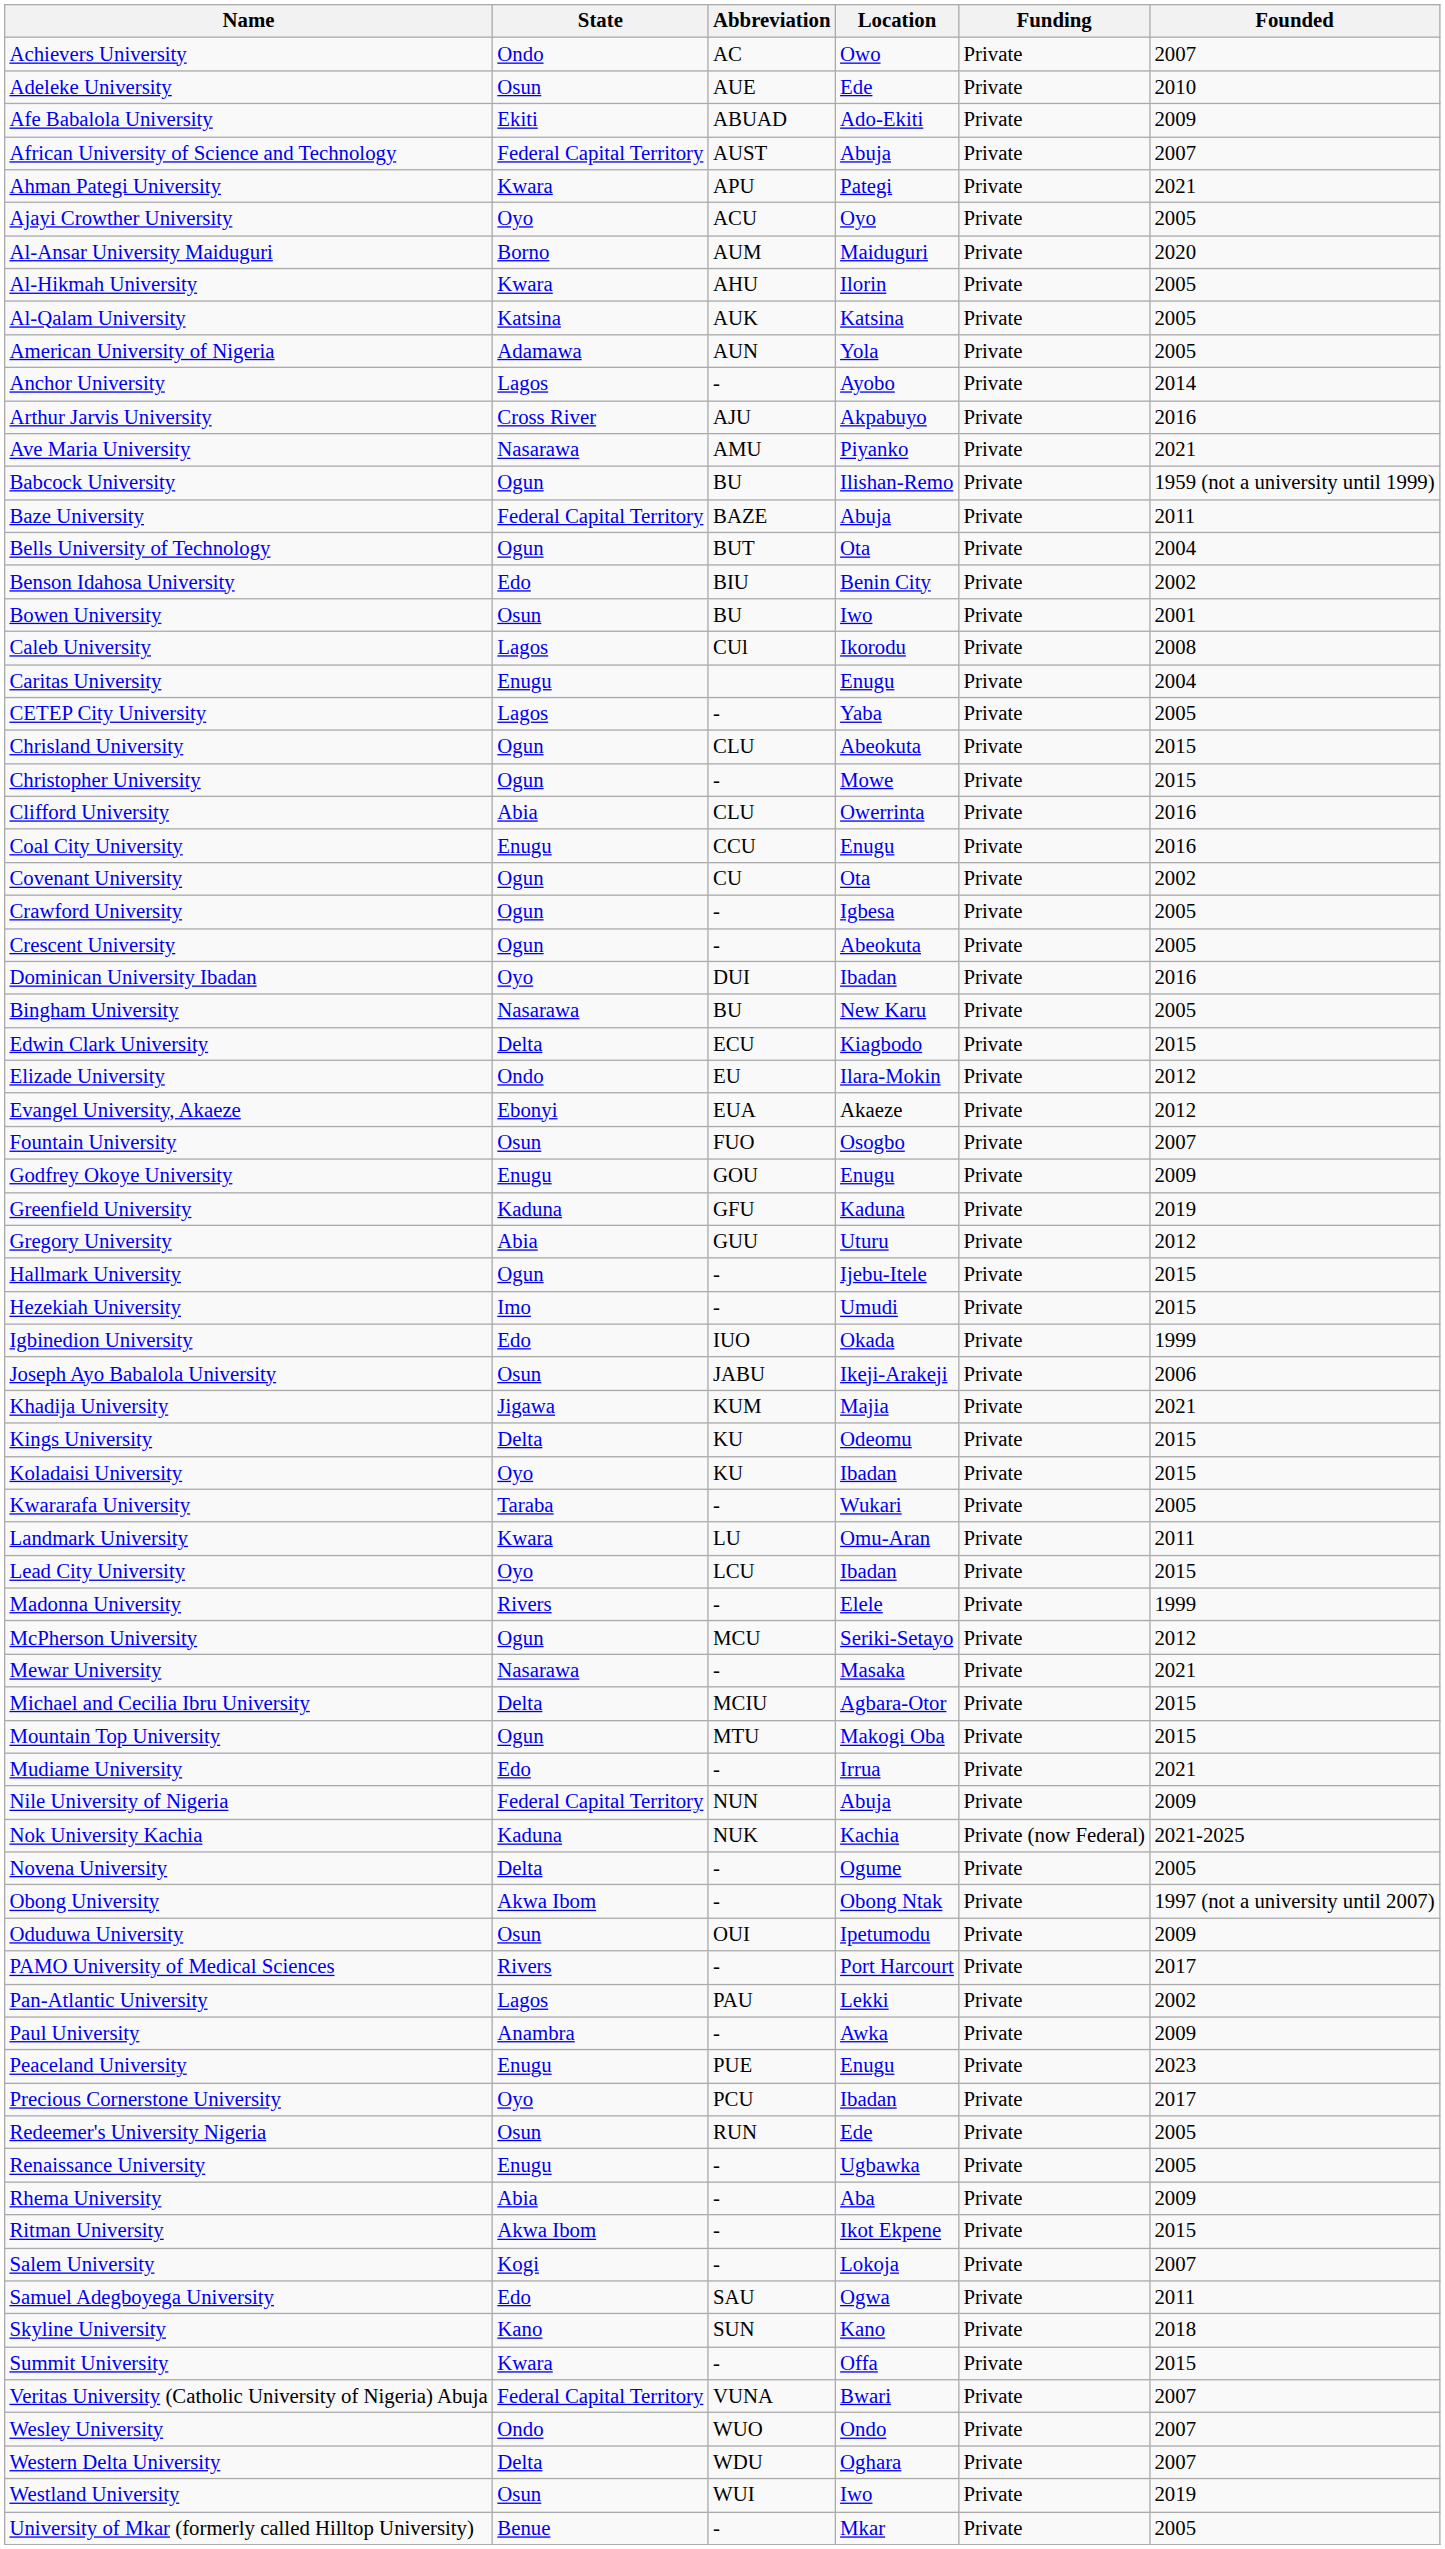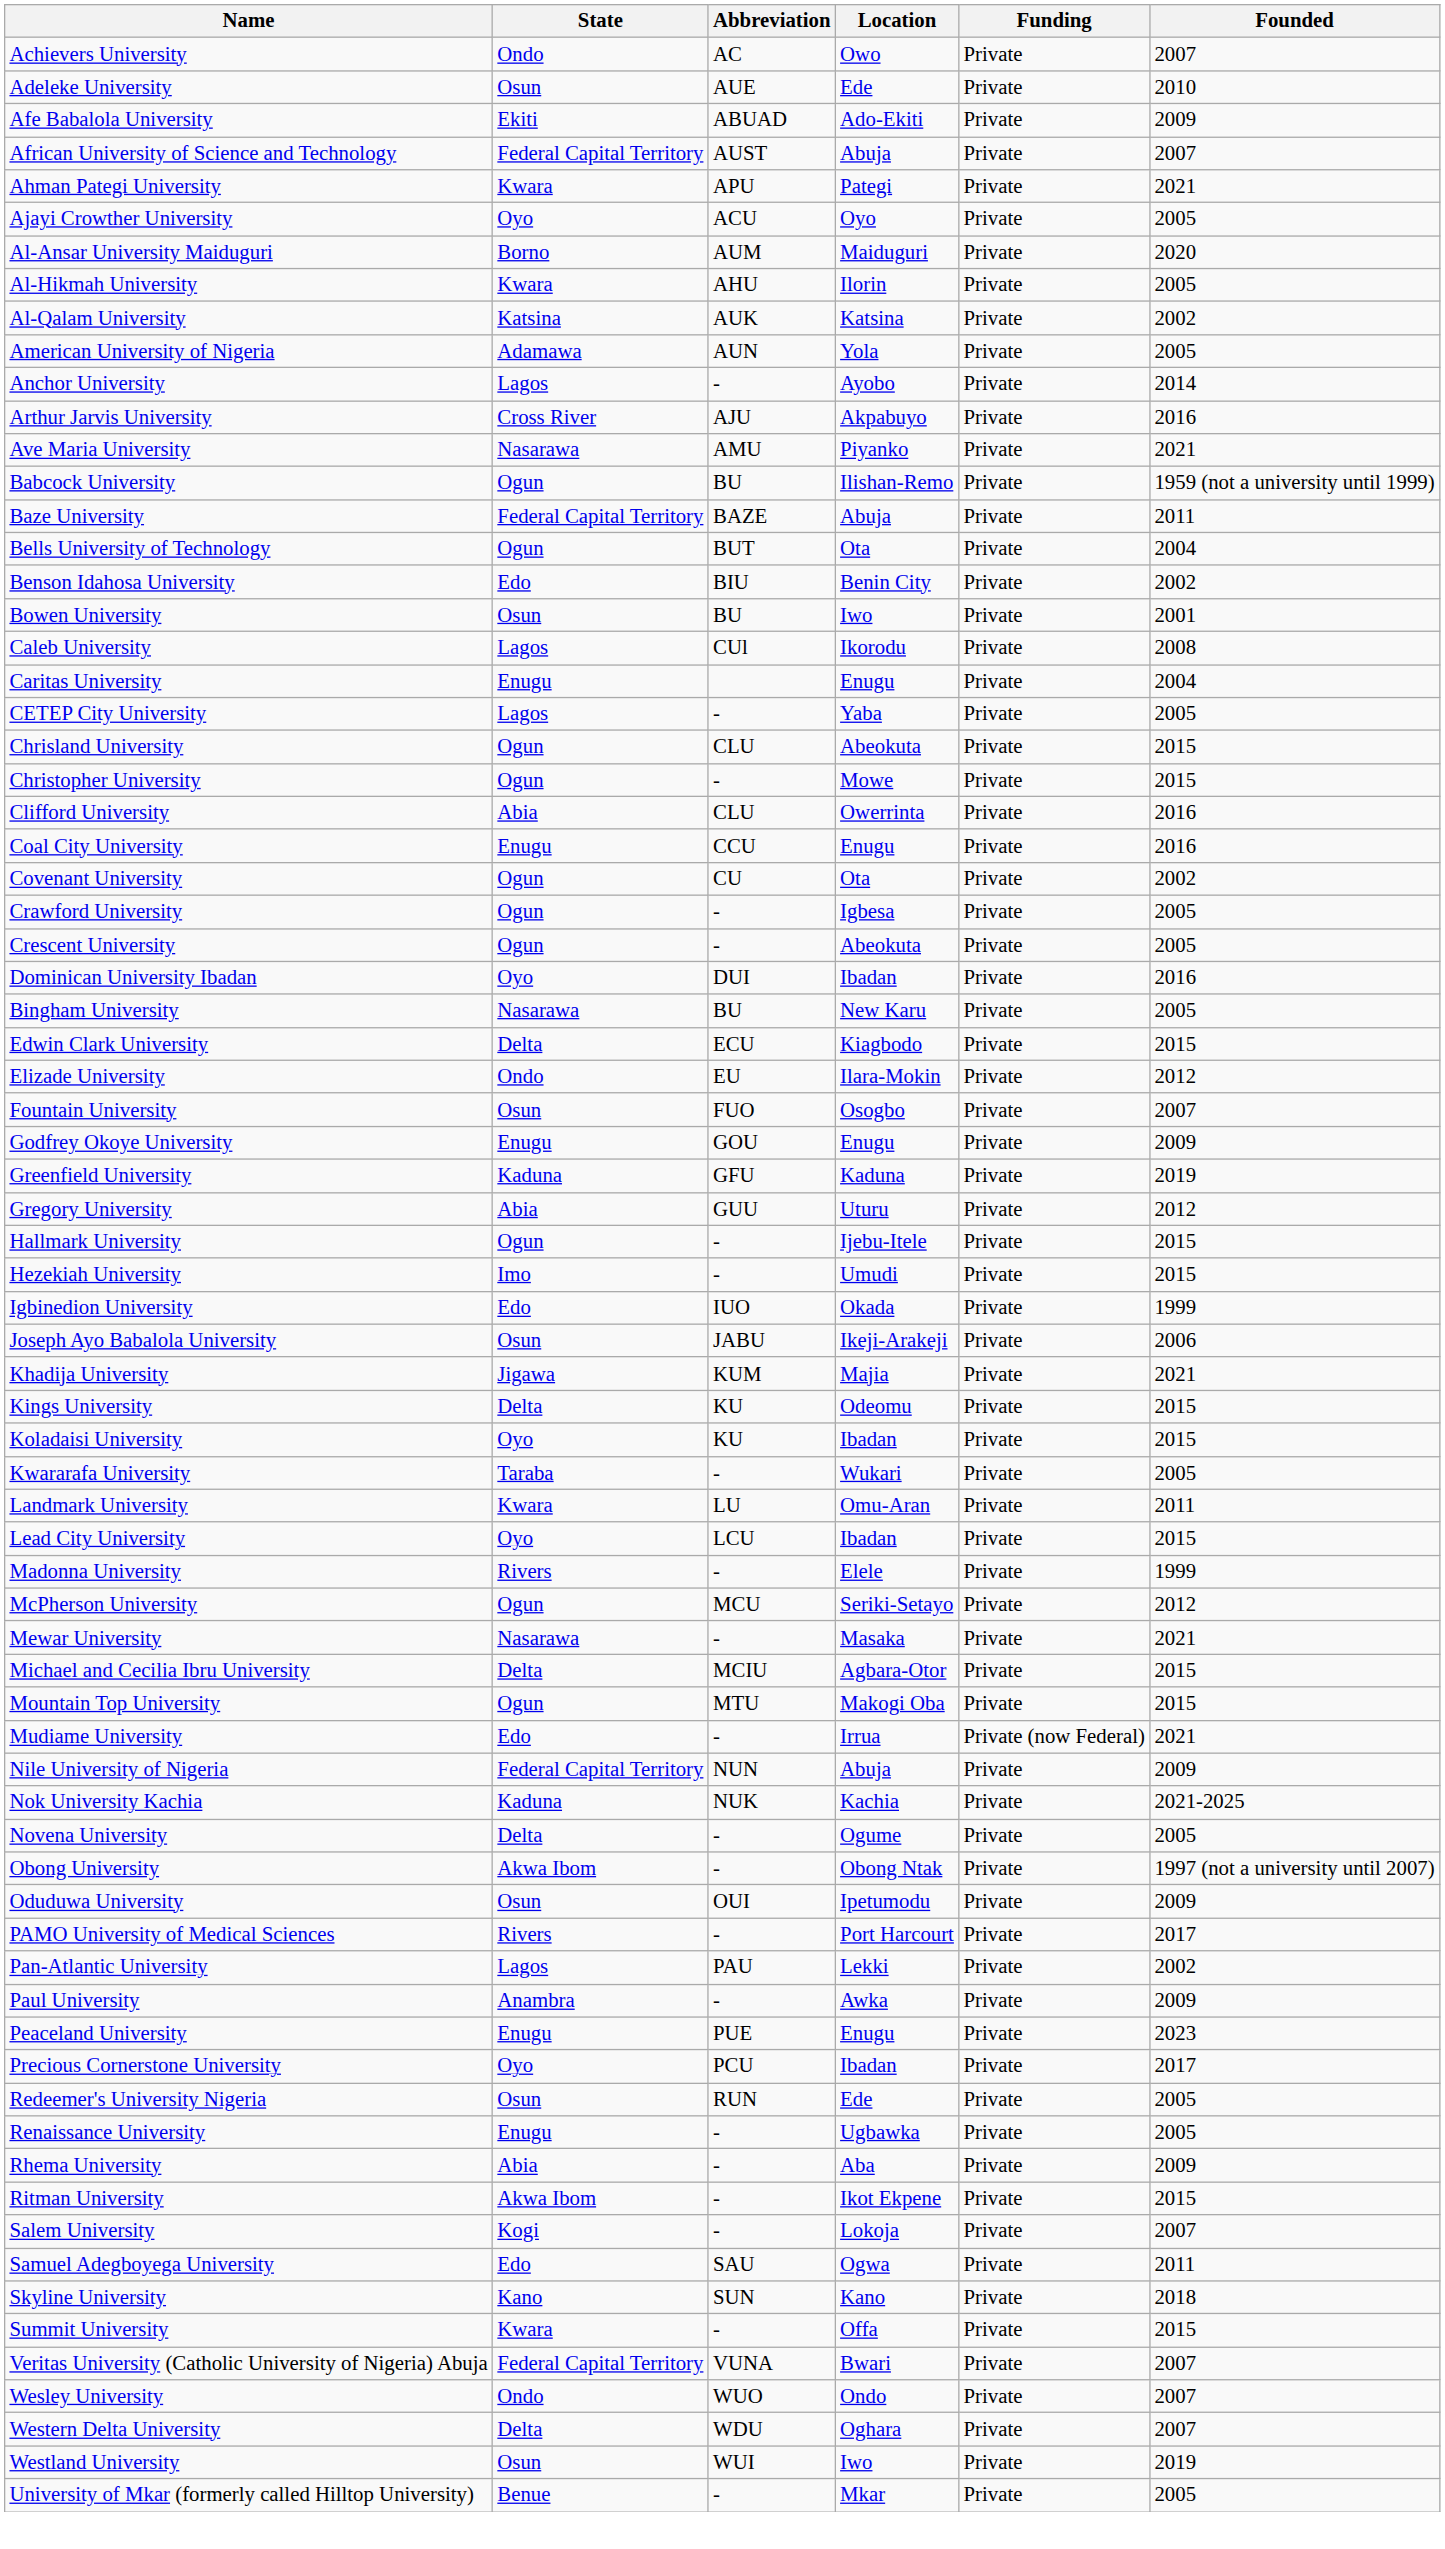(1175, 317) 2005 -> (1175, 317) 2002
- row: (125, 1109)
(993, 1769) Private -> (1054, 1736) Private (now Federal)
(1054, 1835) Private (now Federal) -> (993, 1802) Private
